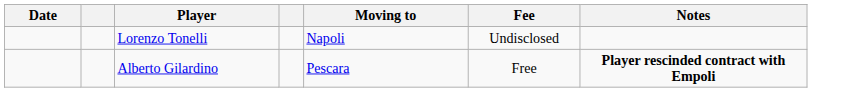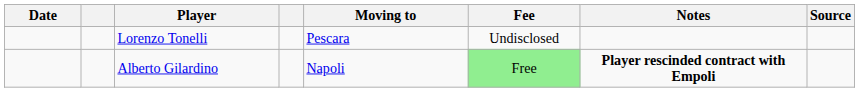+ column: (831, 15)
(326, 37) Napoli -> (328, 37) Pescara
(328, 68) Pescara -> (326, 68) Napoli
(524, 68) no background -> (524, 68) lightgreen background
